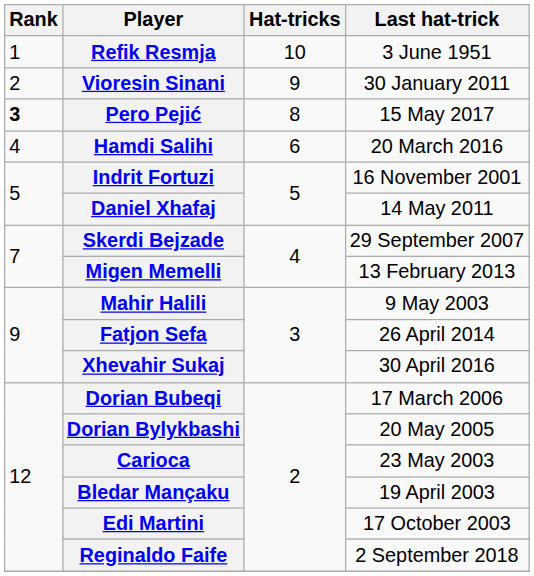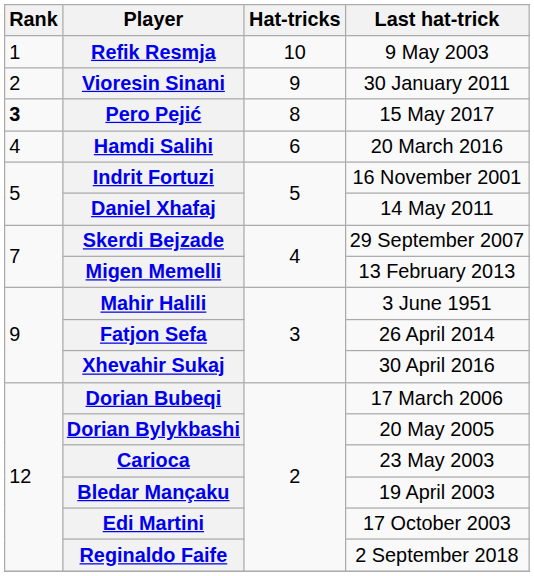(437, 51) 3 June 1951 -> (437, 51) 9 May 2003
(437, 303) 9 May 2003 -> (437, 303) 3 June 1951
